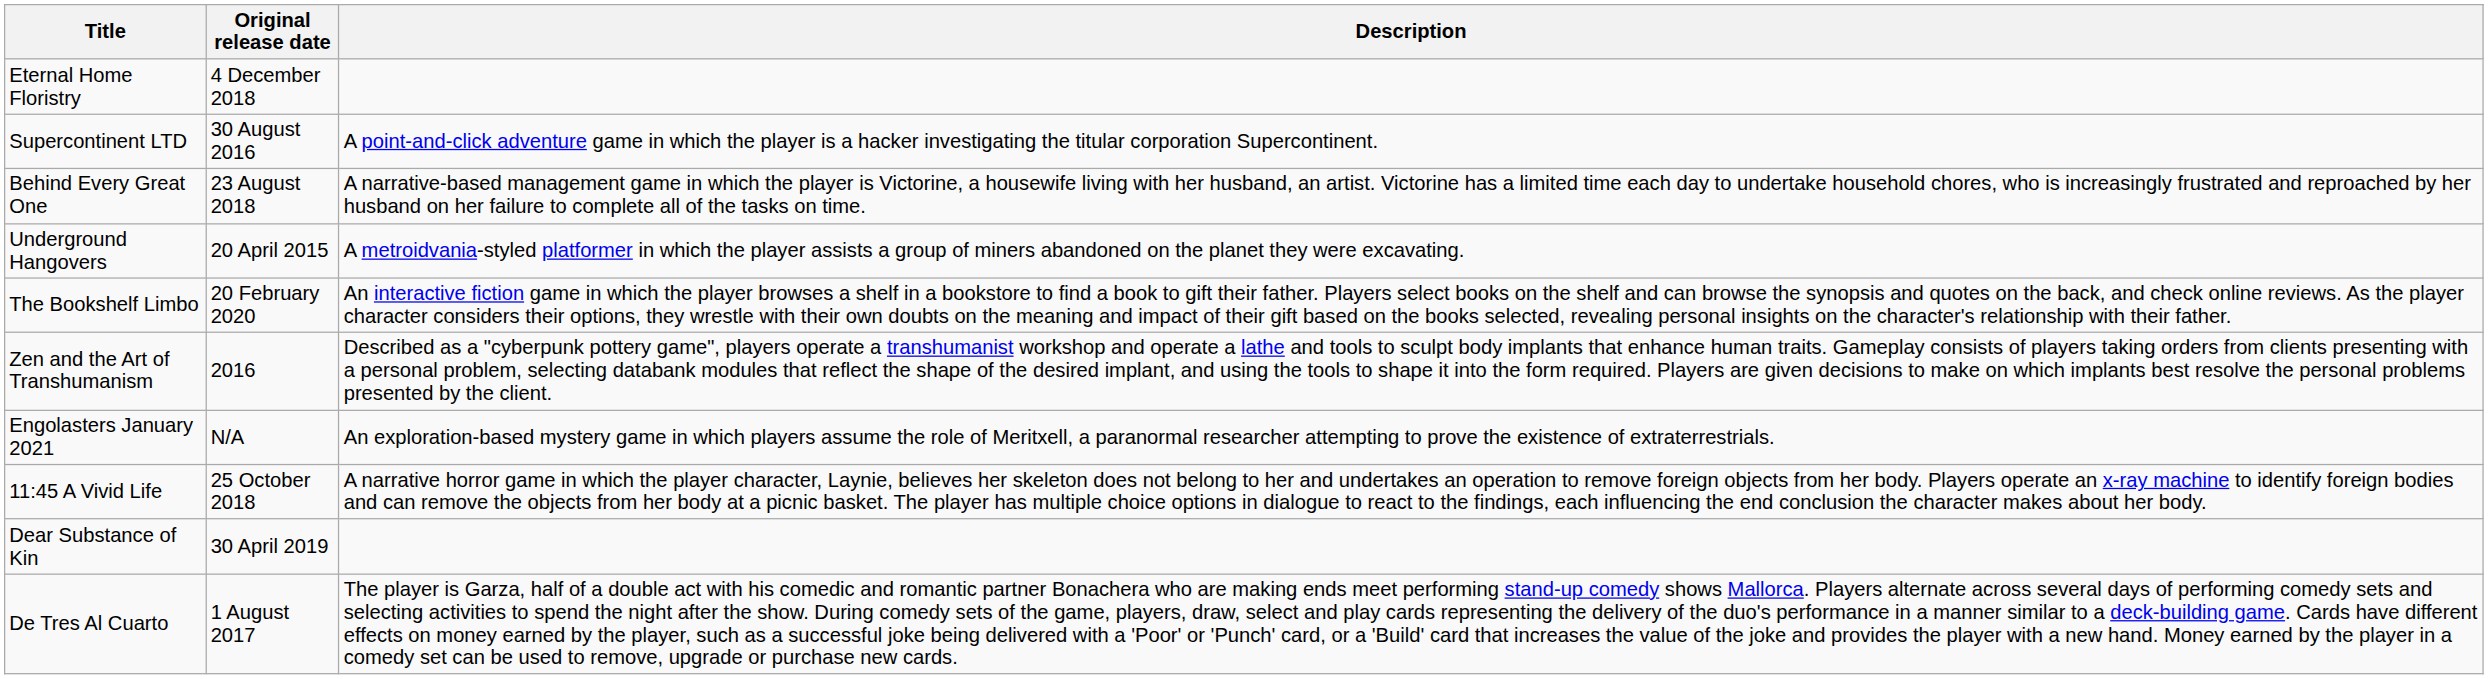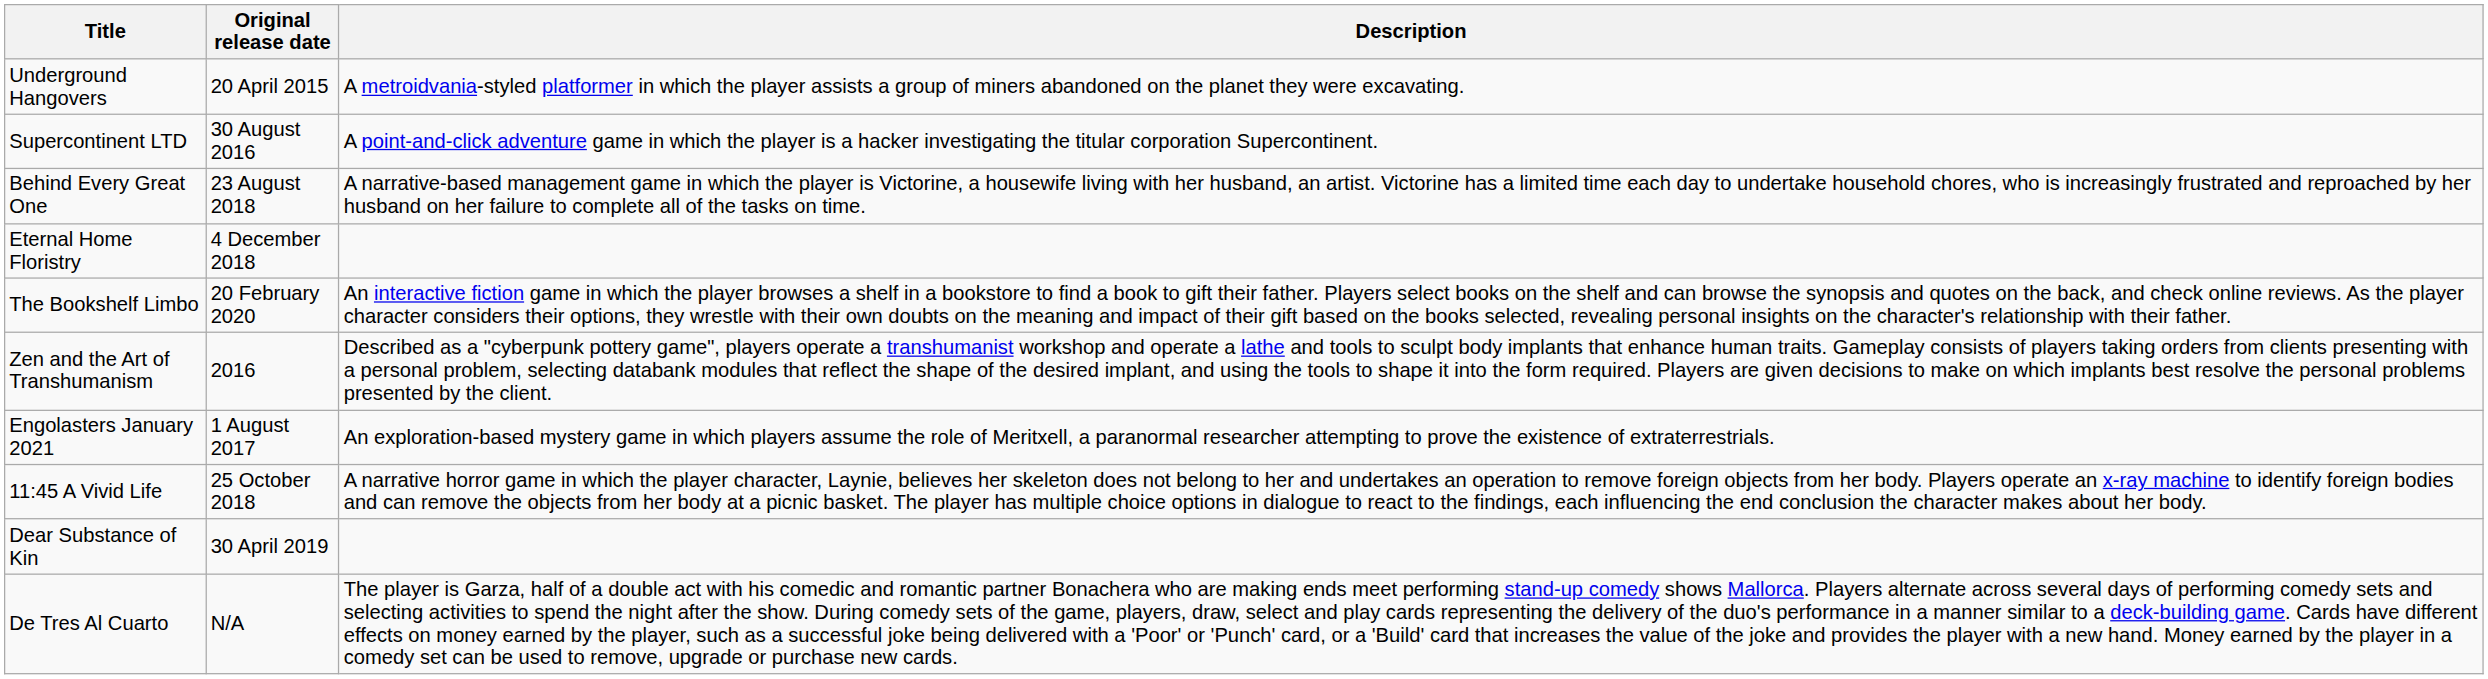rows swapped: (68, 250) <-> (71, 86)
(227, 437) N/A -> (250, 437) 1 August 2017
(250, 623) 1 August 2017 -> (227, 623) N/A
